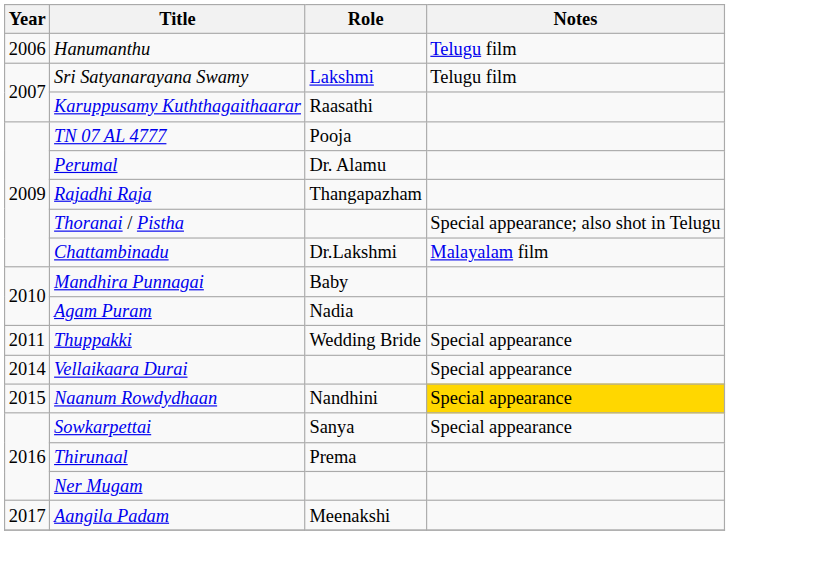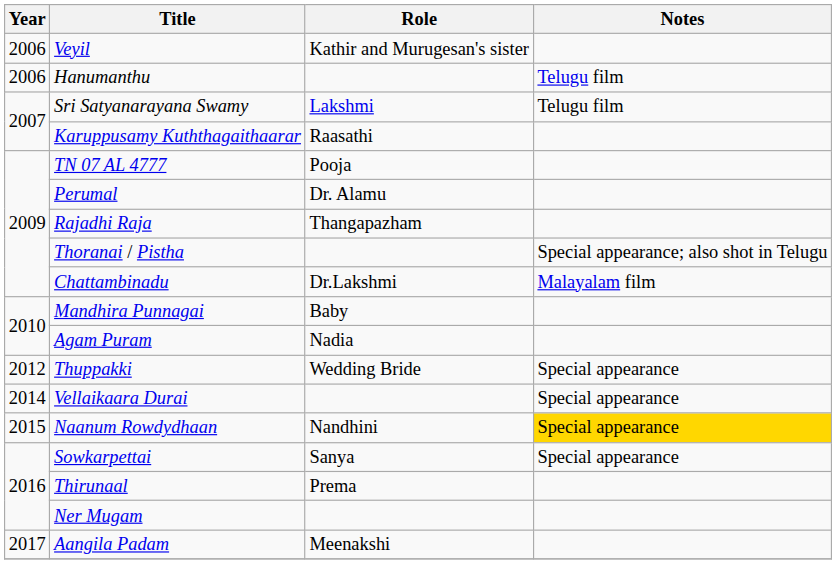+ row: (72, 48)
(27, 340) 2011 -> (27, 369) 2012
